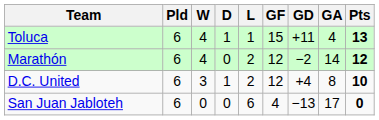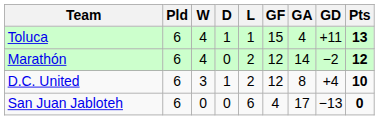columns swapped: (332, 15) <-> (303, 15)
